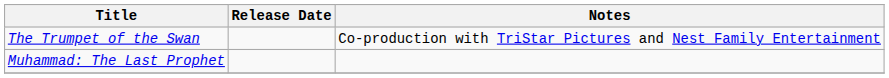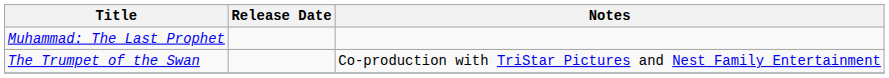rows swapped: (104, 39) <-> (116, 61)
